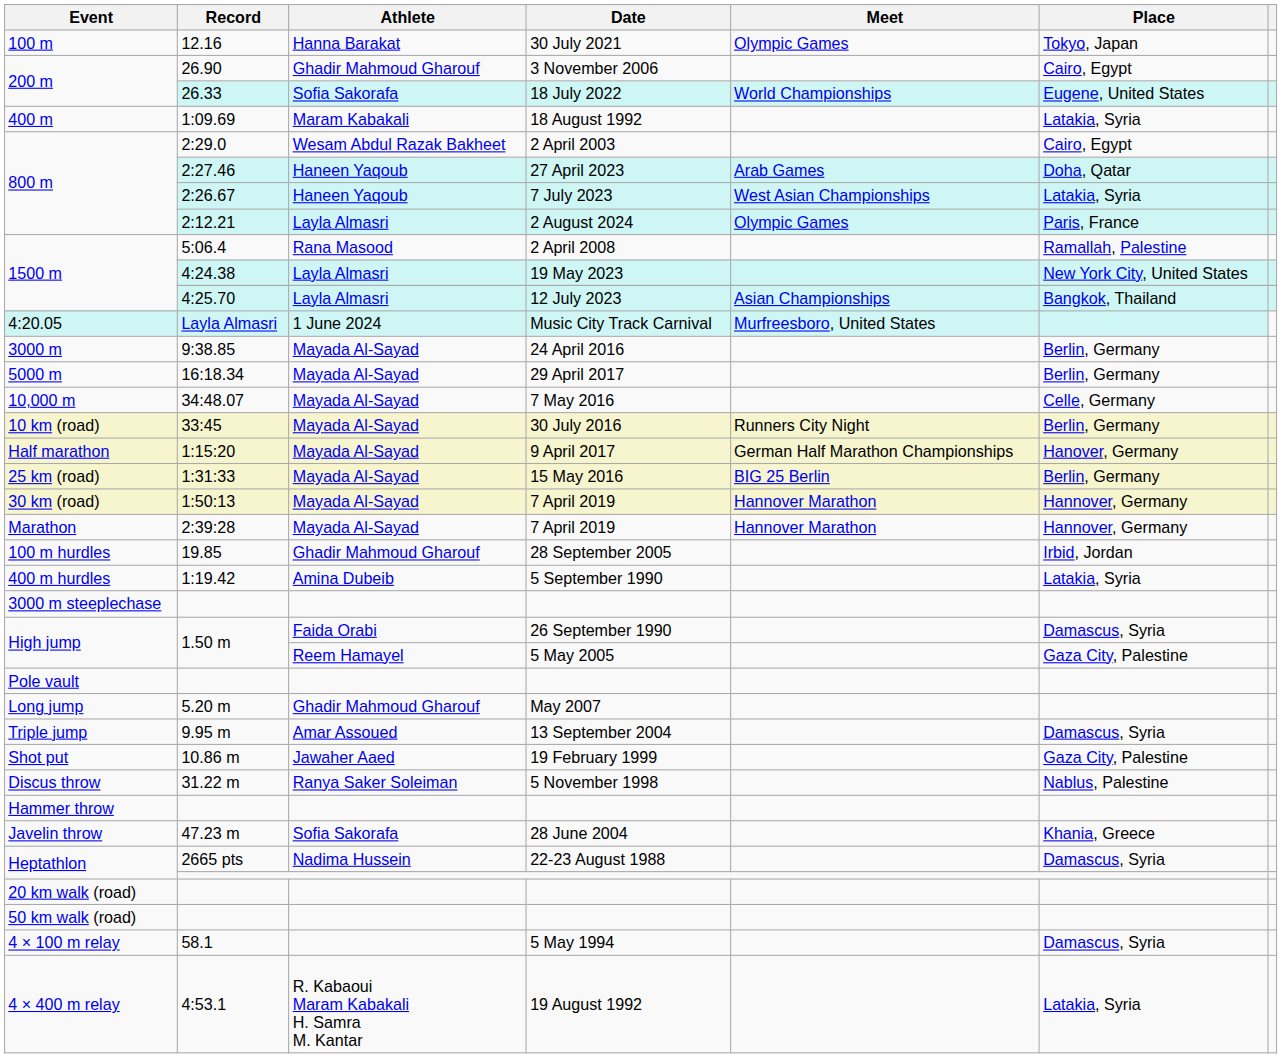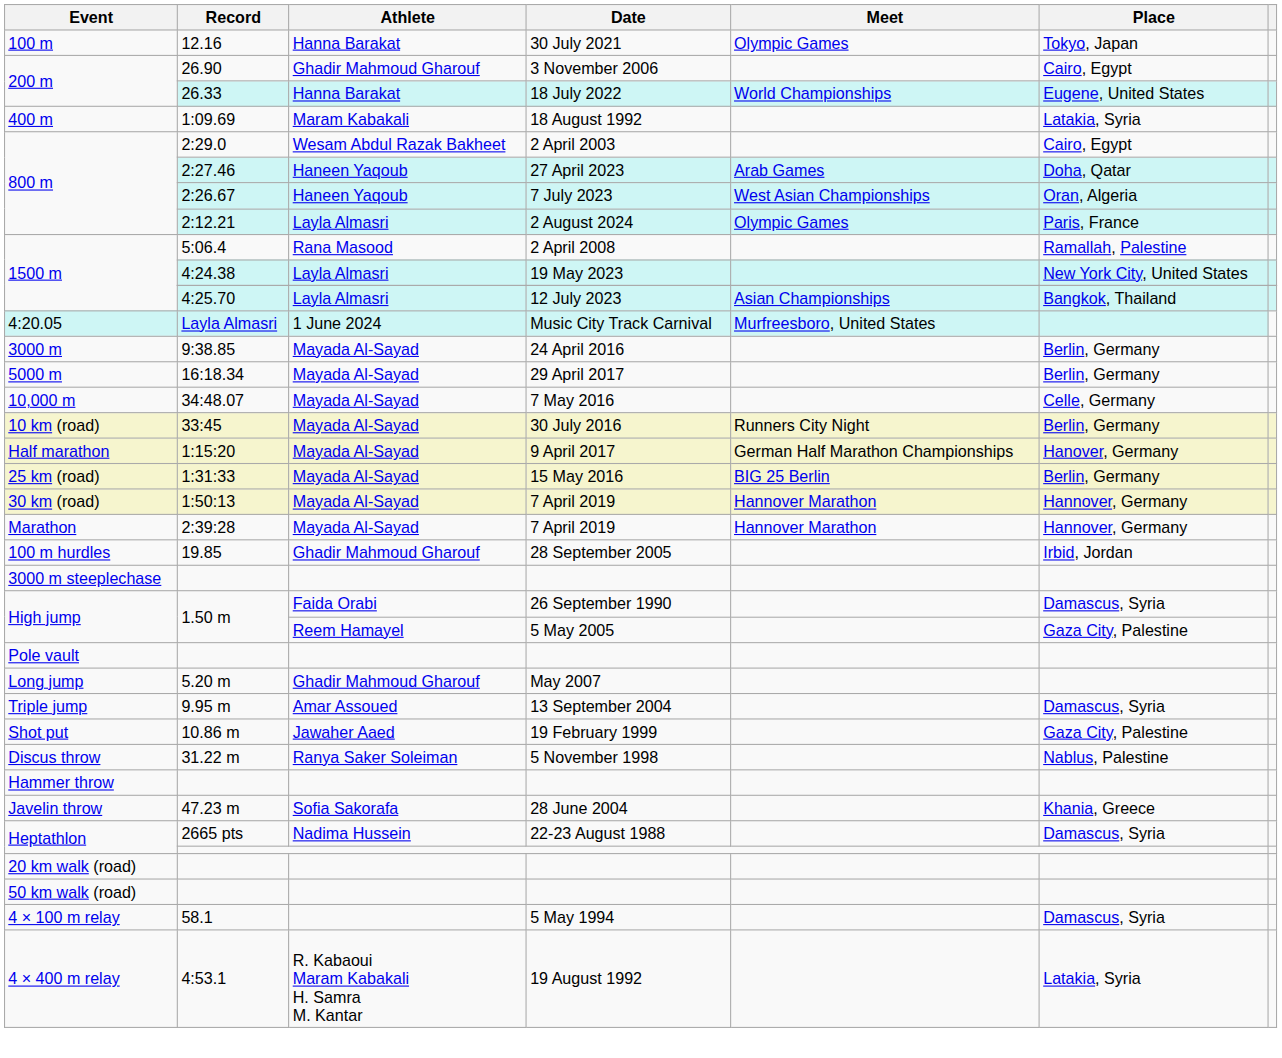(346, 94) Sofia Sakorafa -> (346, 94) Hanna Barakat
(1092, 196) Latakia, Syria -> (1090, 196) Oran, Algeria
- row: (59, 579)
